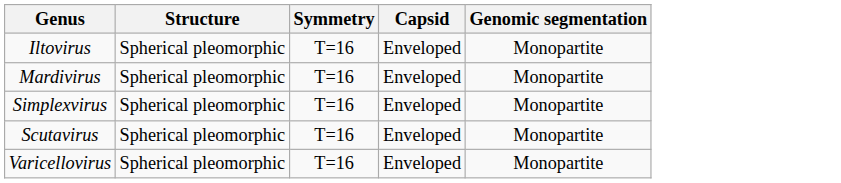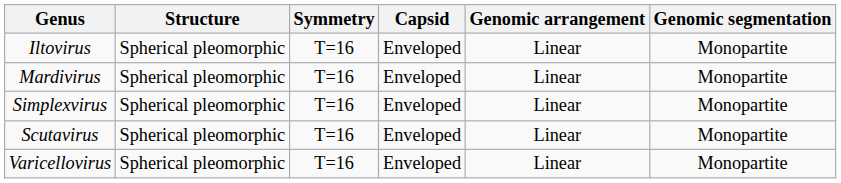+ column: (557, 18)
